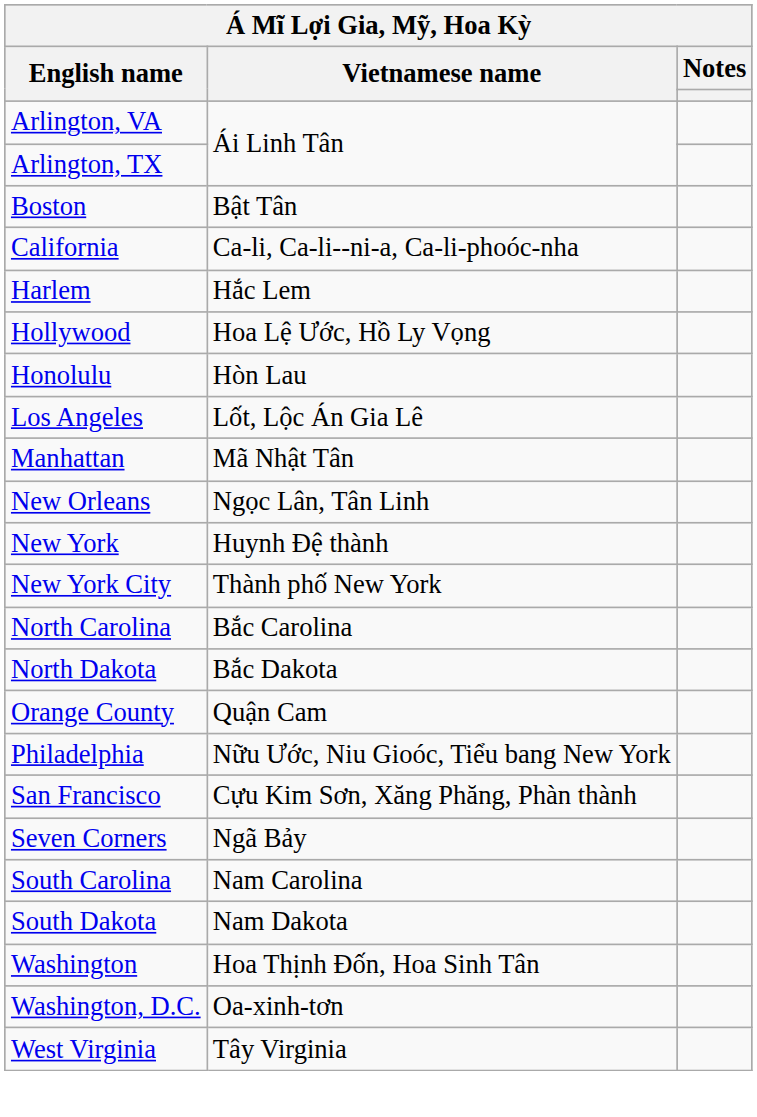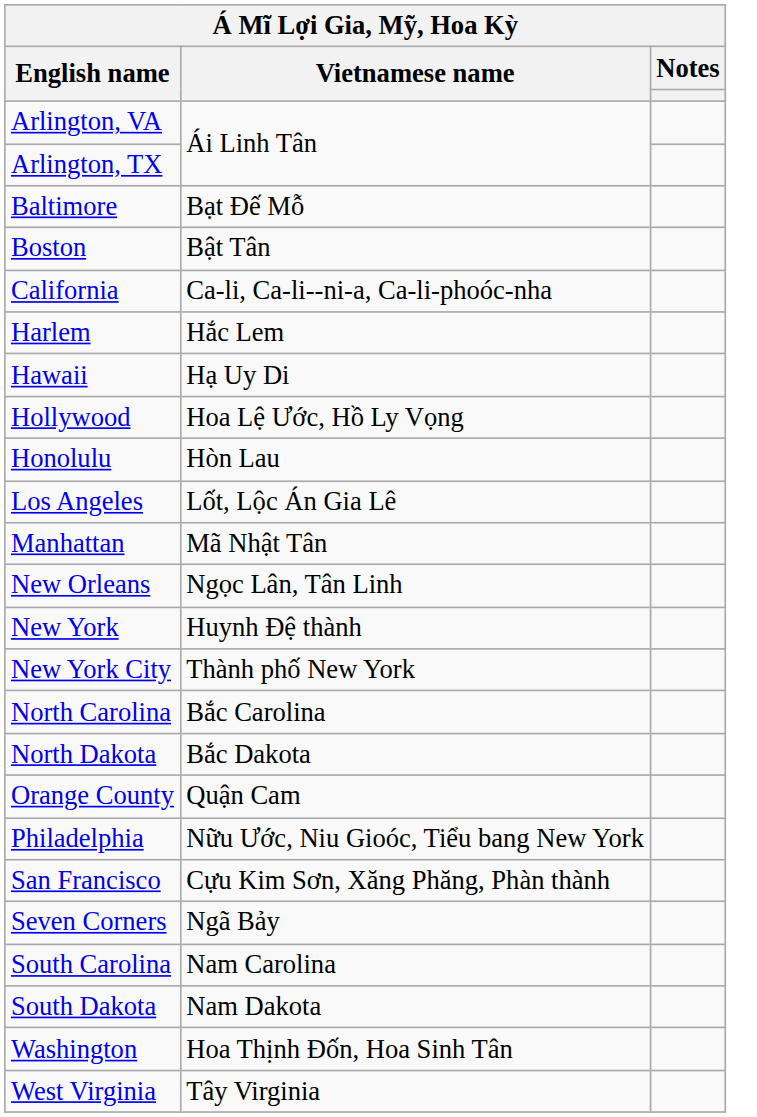+ row: (64, 206)
+ row: (49, 374)
- row: (106, 1006)
